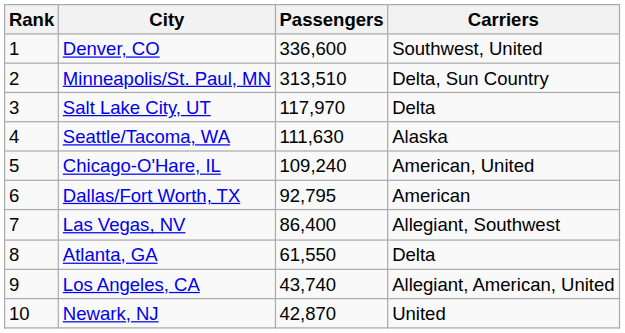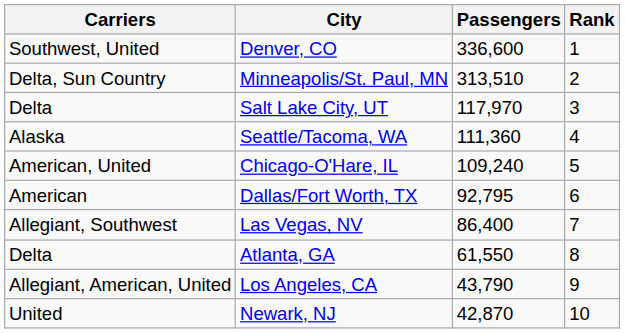columns swapped: (32, 19) <-> (503, 19)
(312, 137) 111,630 -> (489, 137) 111,360
(308, 284) 43,740 -> (485, 284) 43,790
